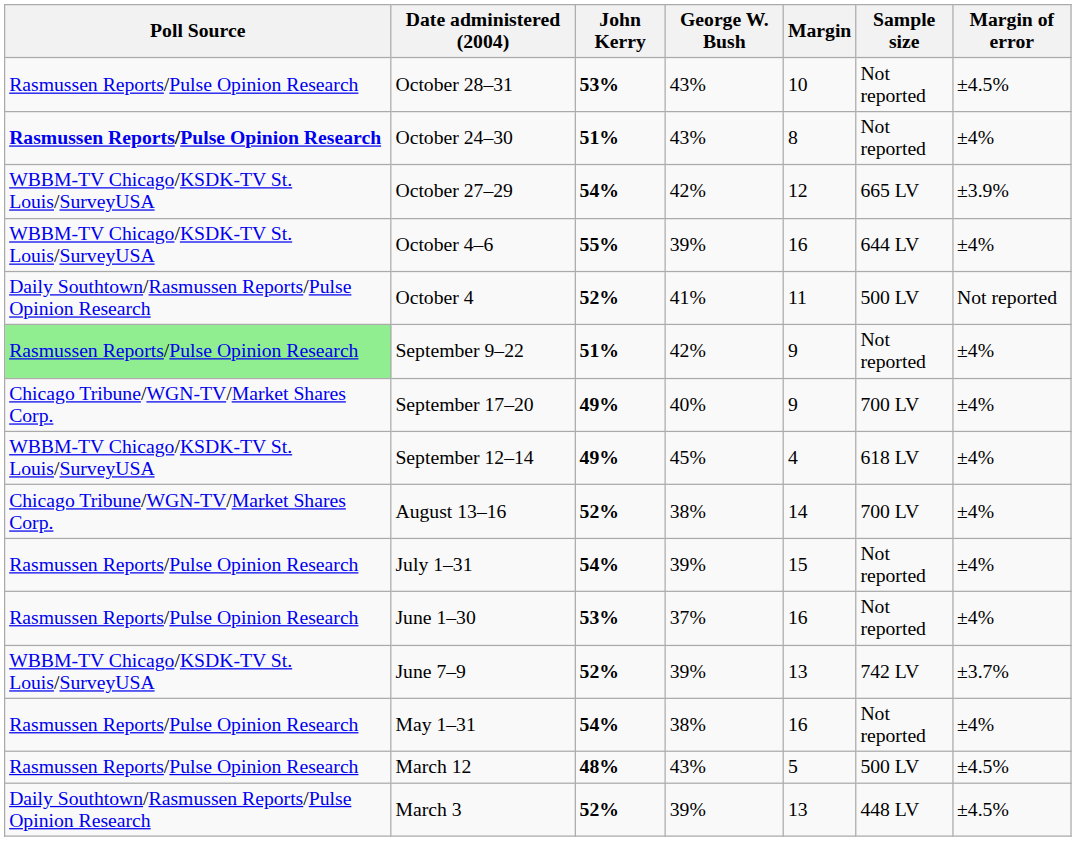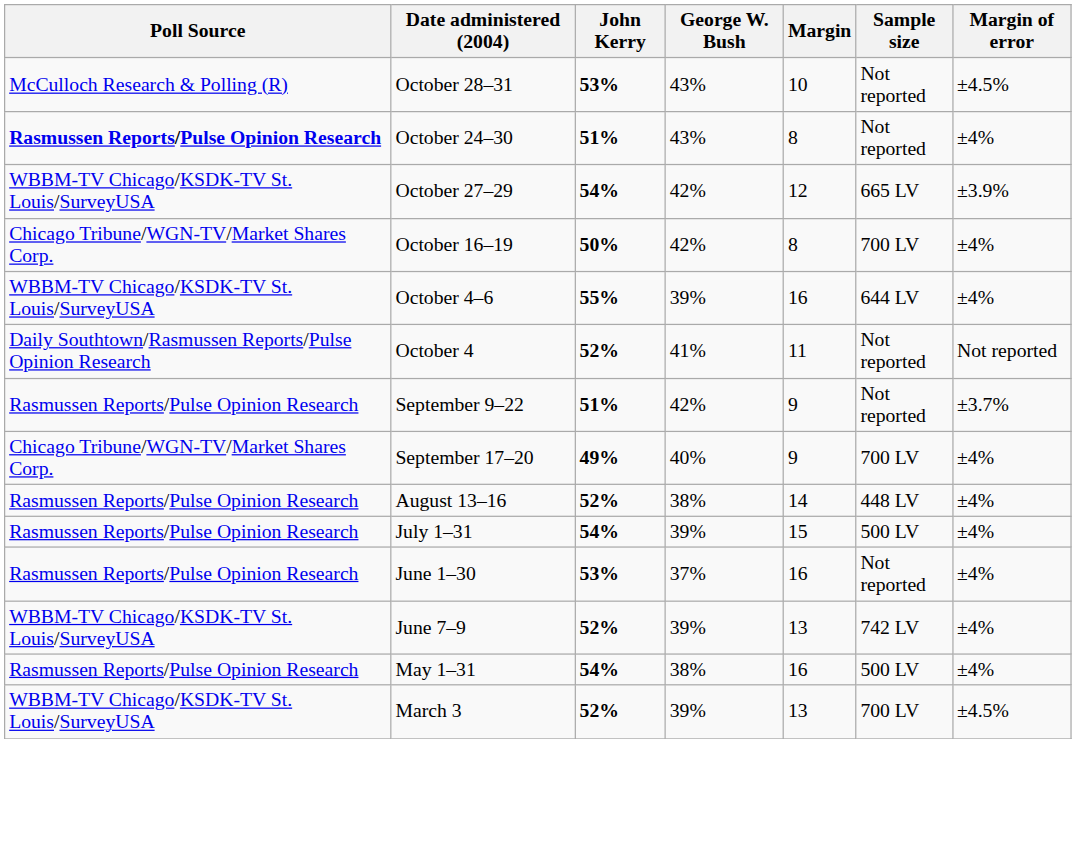(184, 84) Rasmussen Reports/Pulse Opinion Research -> (149, 84) McCulloch Research & Polling (R)
+ row: (454, 244)
(890, 297) 500 LV -> (893, 351) Not reported
(184, 351) lightgreen background -> (184, 404) no background
(976, 351) ±4% -> (983, 404) ±3.7%
- row: (465, 457)
(178, 511) Chicago Tribune/WGN-TV/Market Shares Corp. -> (184, 500) Rasmussen Reports/Pulse Opinion Research
(890, 511) 700 LV -> (890, 500) 448 LV
(893, 564) Not reported -> (890, 531) 500 LV
(983, 671) ±3.7% -> (976, 627) ±4%
(893, 724) Not reported -> (890, 669) 500 LV
- row: (433, 767)
(180, 809) Daily Southtown/Rasmussen Reports/Pulse Opinion Research -> (151, 711) WBBM-TV Chicago/KSDK-TV St. Louis/SurveyUSA
(890, 809) 448 LV -> (890, 711) 700 LV
